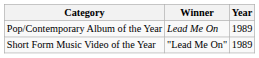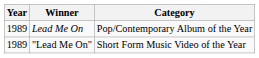columns swapped: (242, 12) <-> (84, 12)
